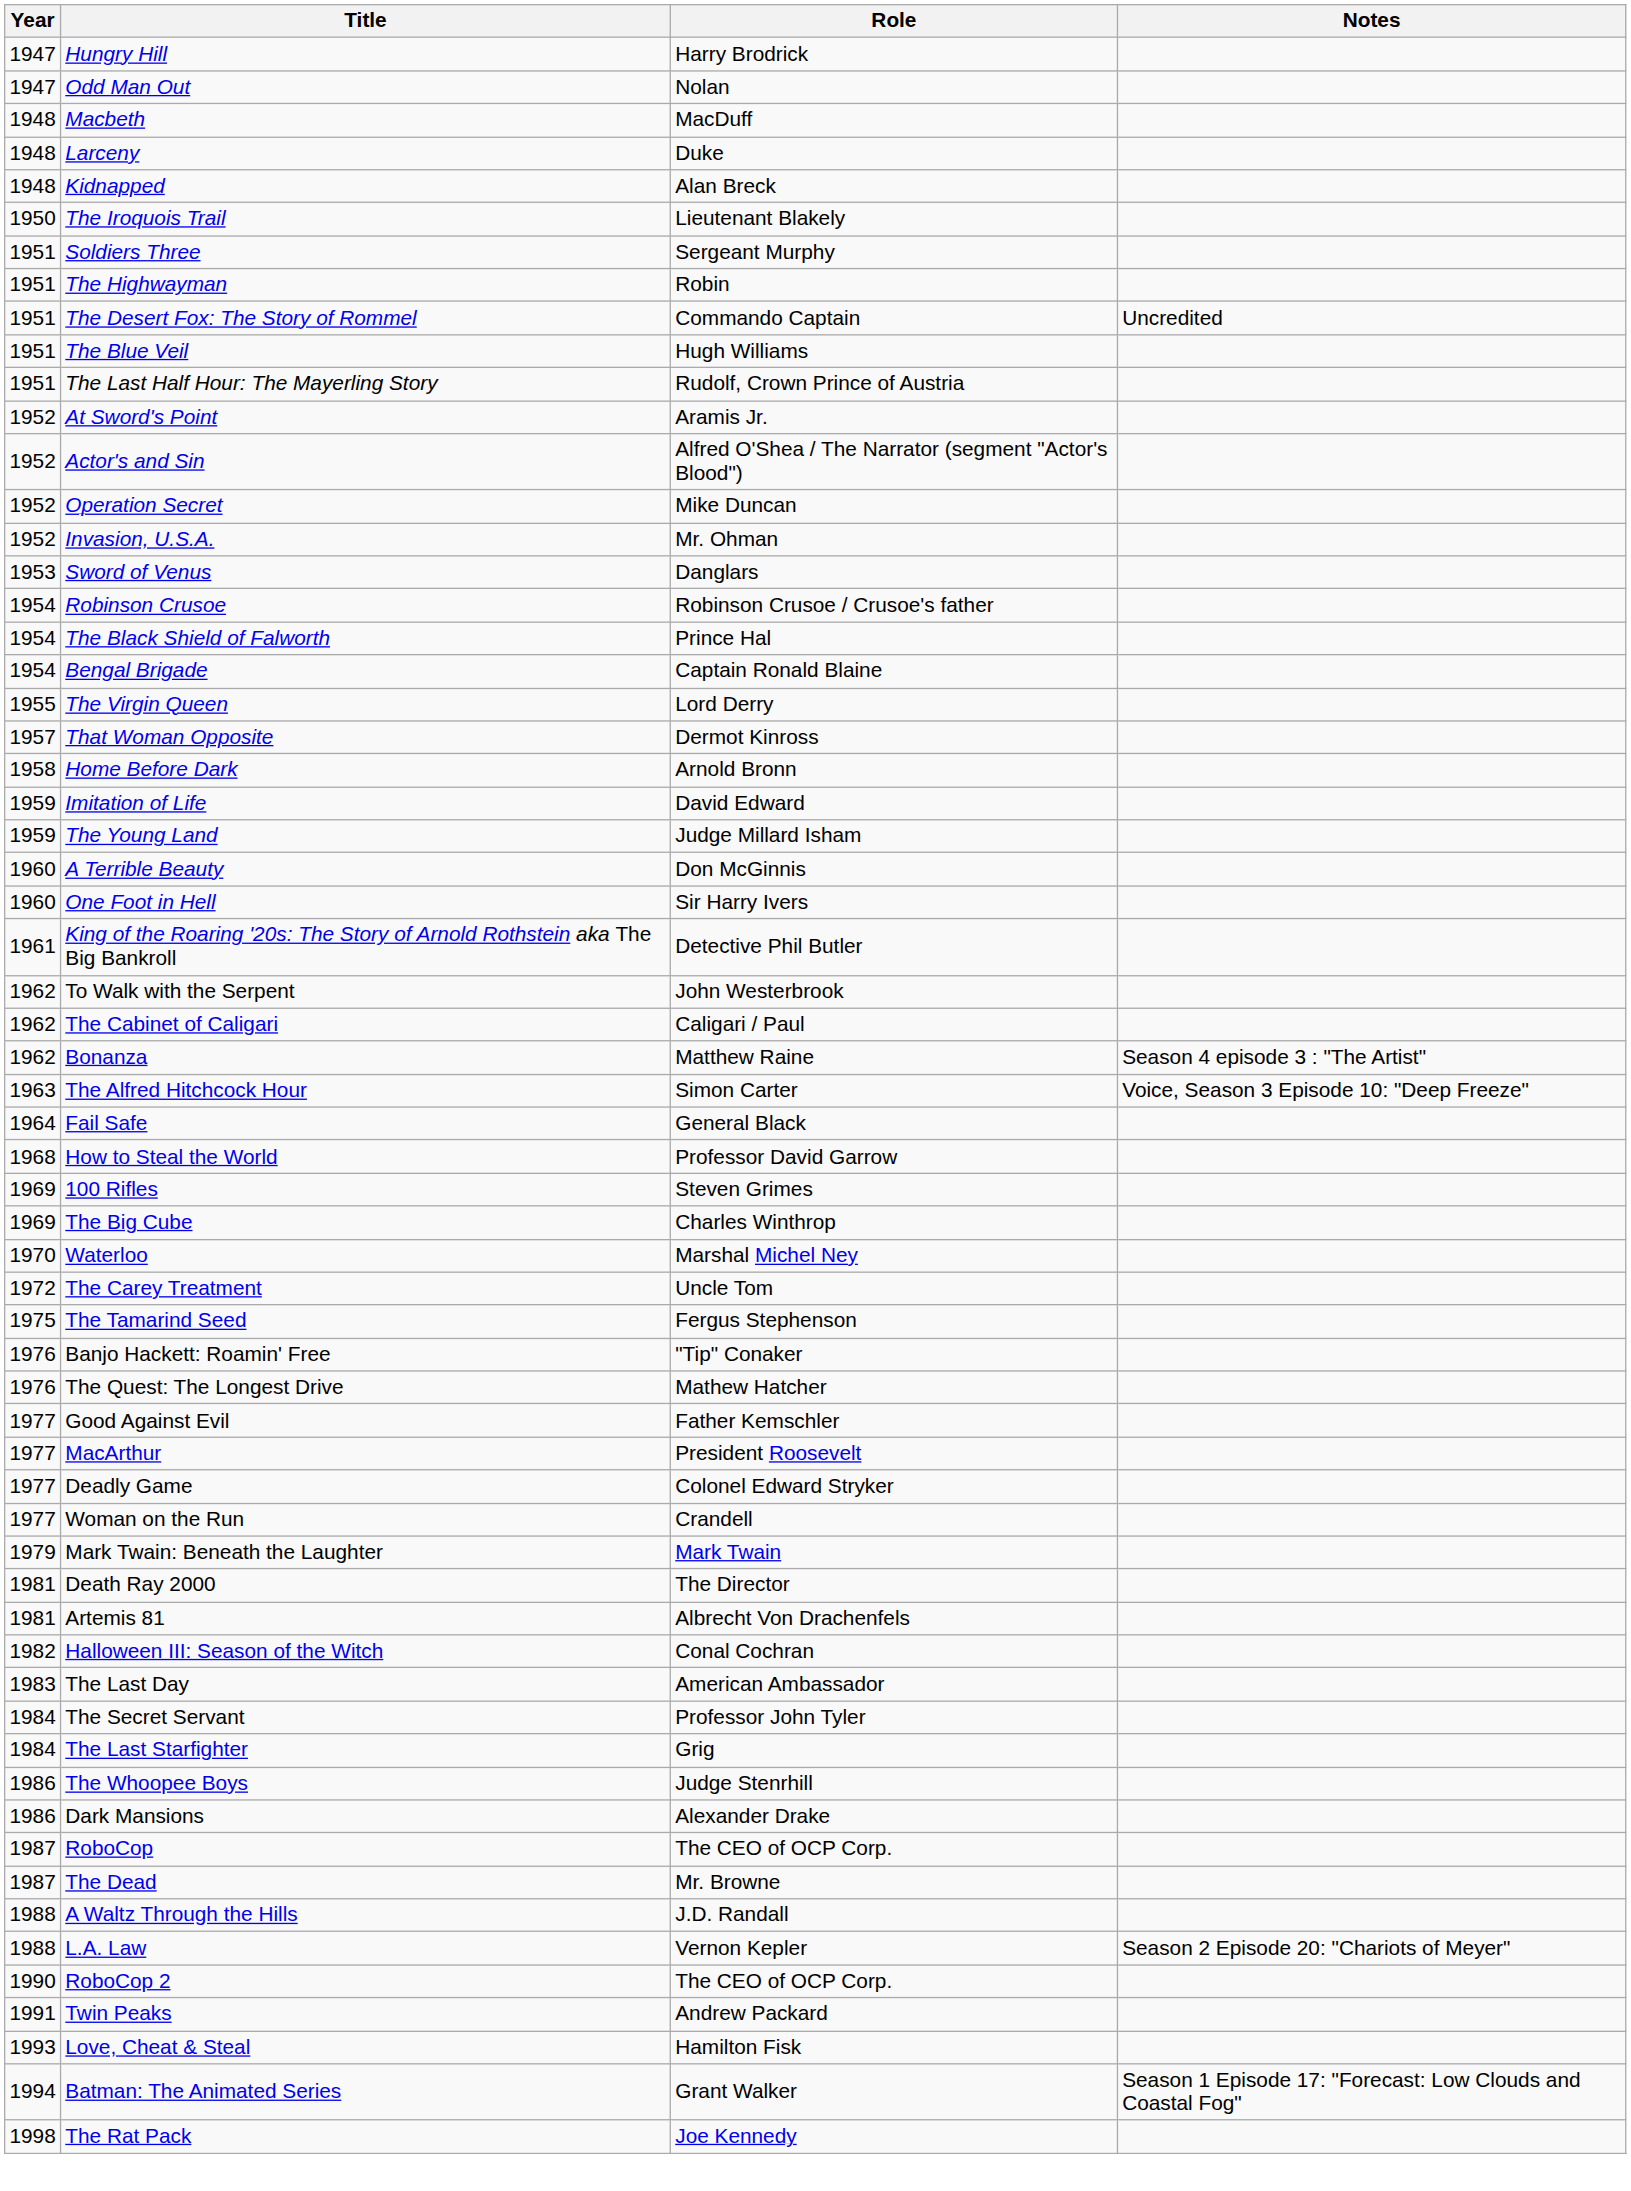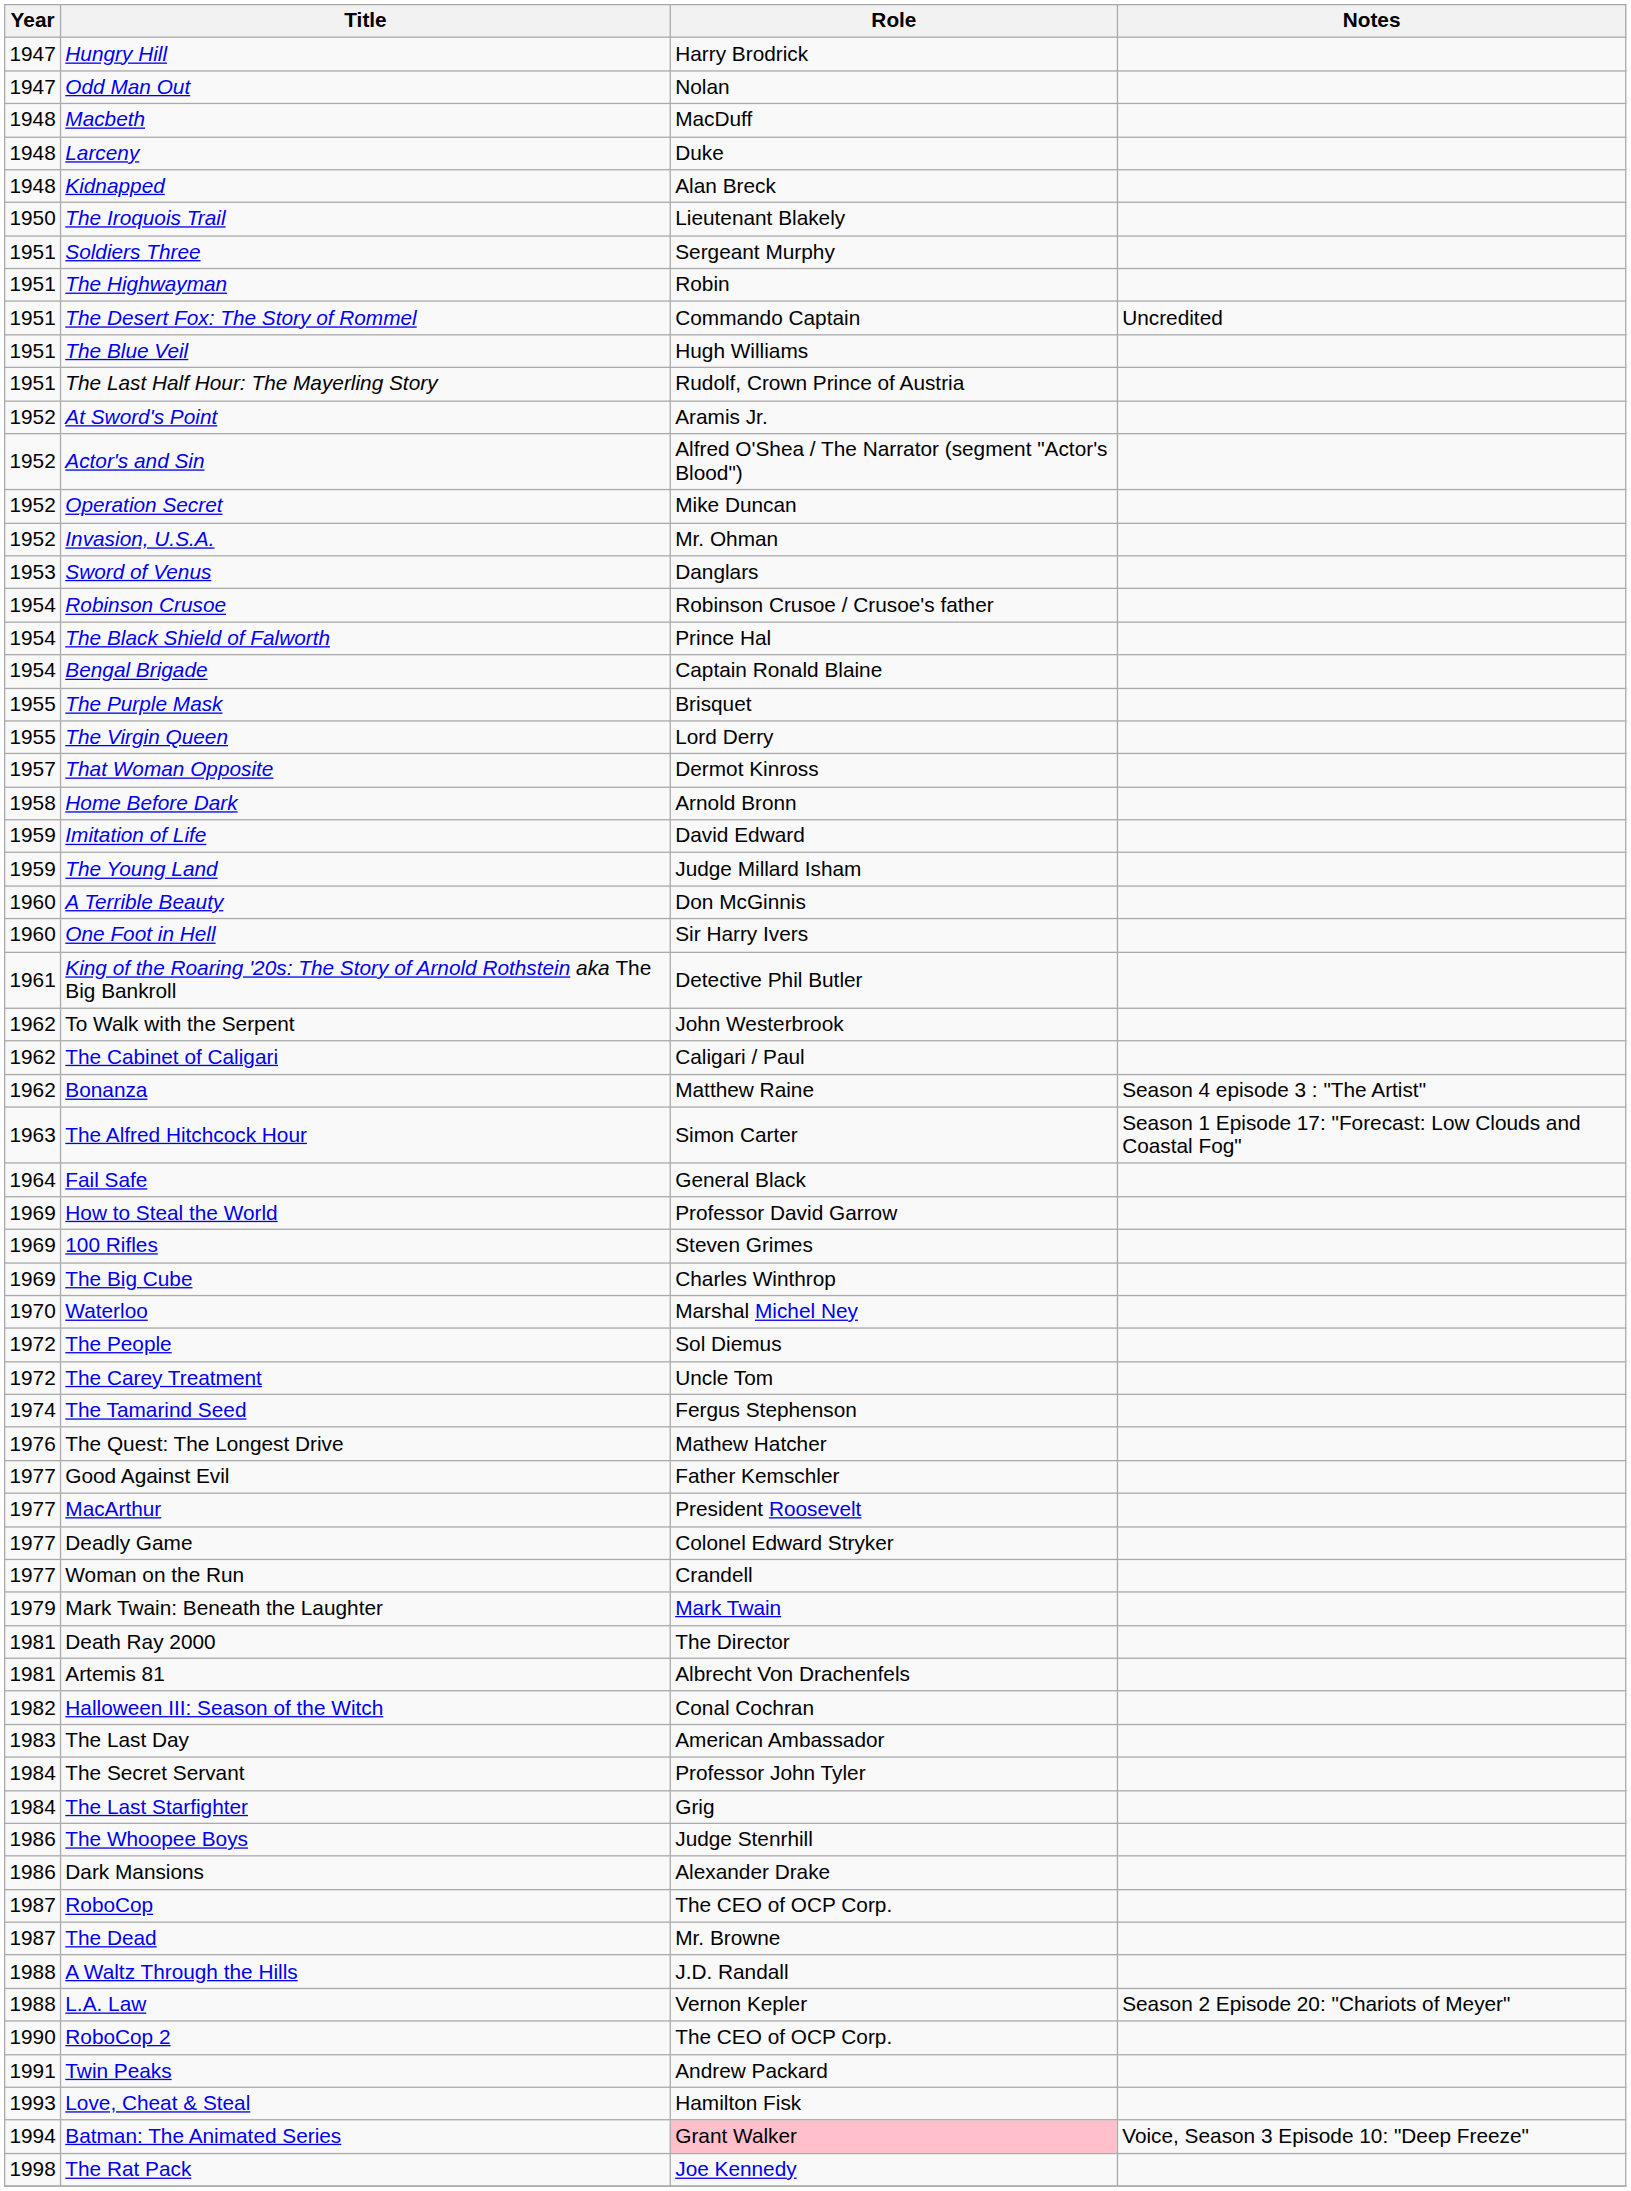+ row: (144, 704)
(1326, 1090) Voice, Season 3 Episode 10: "Deep Freeze" -> (1351, 1135) Season 1 Episode 17: "Forecast: Low Clouds and Coastal Fog"
(33, 1156) 1968 -> (33, 1212) 1969
+ row: (119, 1344)
(33, 1321) 1975 -> (33, 1410) 1974
- row: (198, 1354)
(736, 2091) no background -> (736, 2136) pink background
(1351, 2091) Season 1 Episode 17: "Forecast: Low Clouds and Coastal Fog" -> (1326, 2136) Voice, Season 3 Episode 10: "Deep Freeze"
